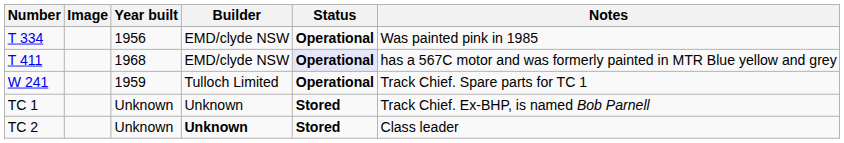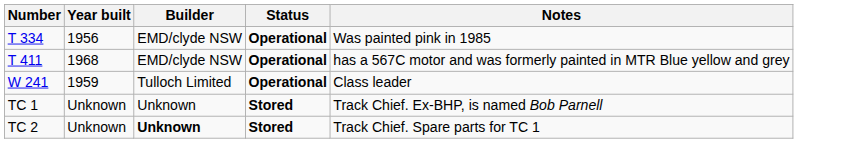- column: (88, 15)
(335, 60) lavender background -> (288, 60) no background
(484, 82) Track Chief. Spare parts for TC 1 -> (372, 82) Class leader
(420, 127) Class leader -> (437, 127) Track Chief. Spare parts for TC 1
